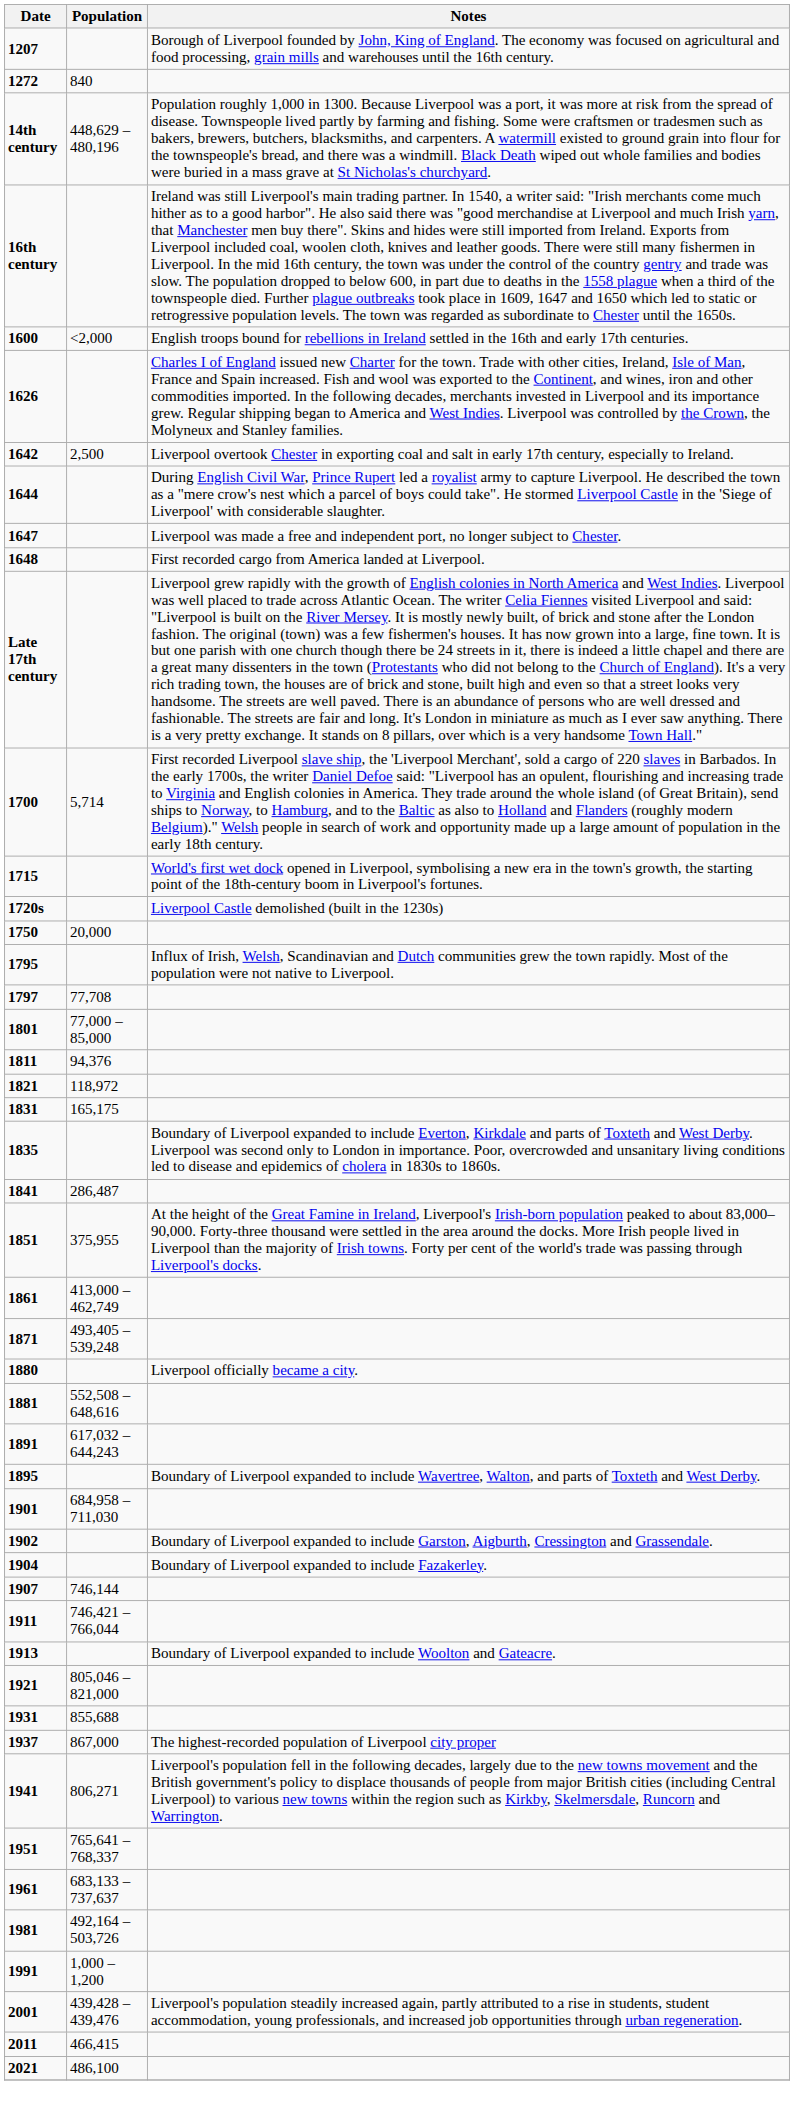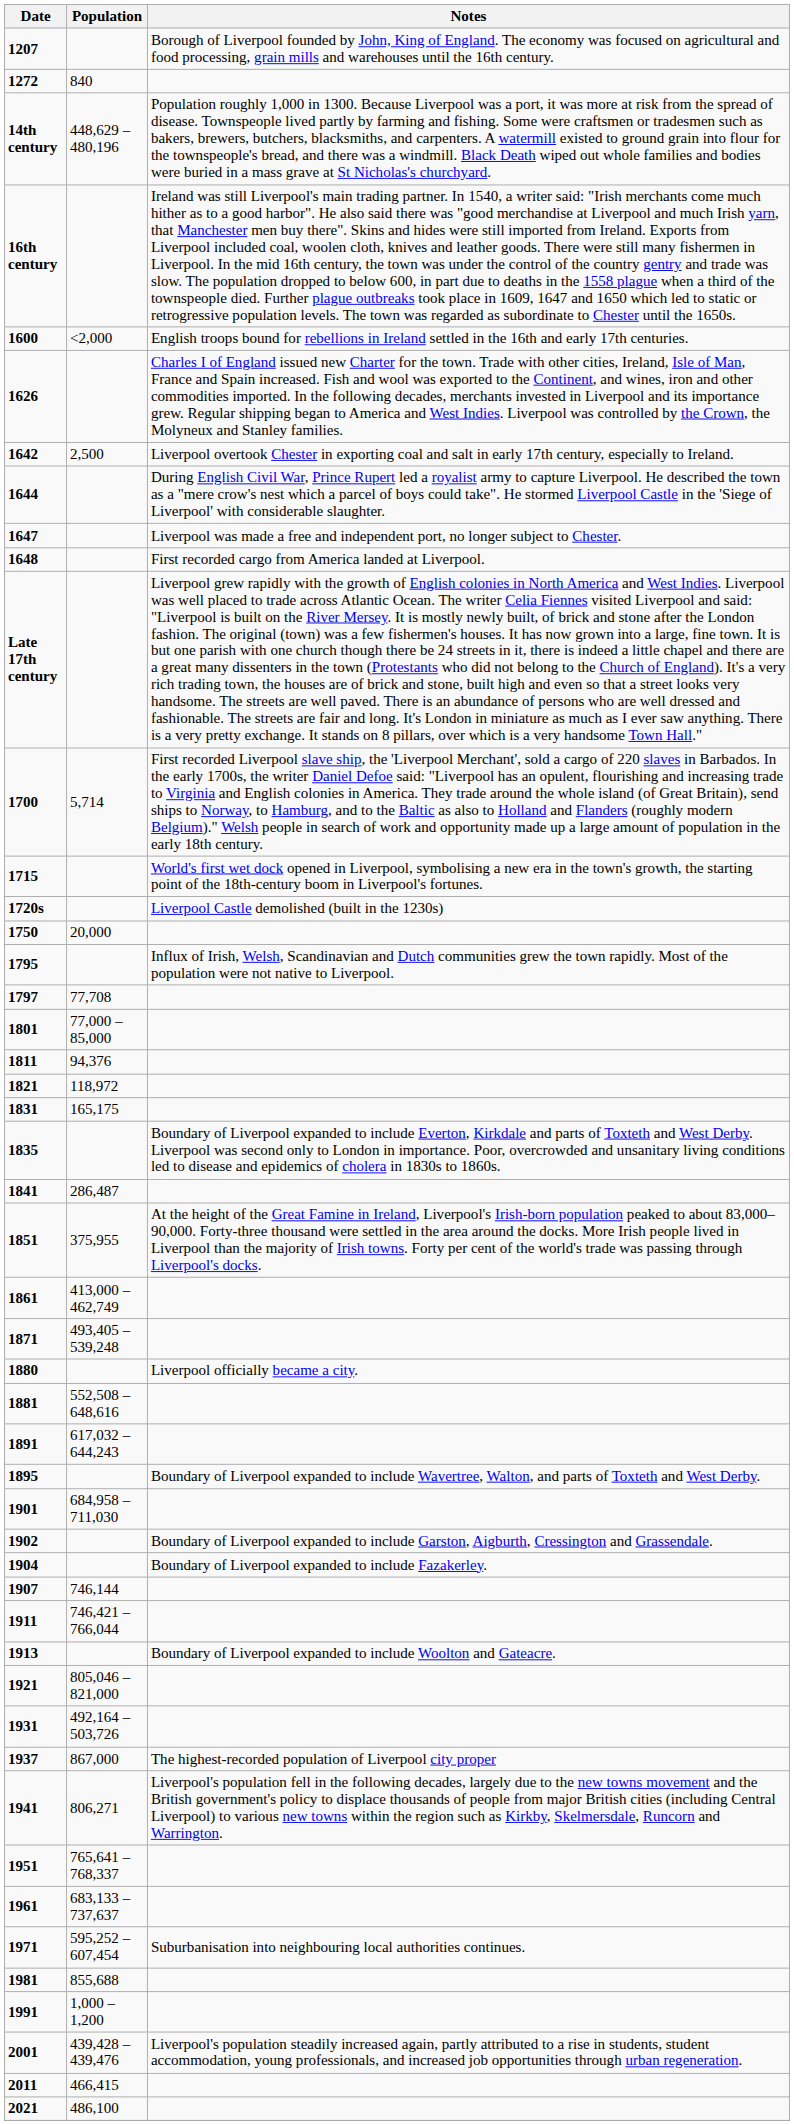(94, 1718) 855,688 -> (100, 1726) 492,164 – 503,726
+ row: (23, 1947)
(100, 1930) 492,164 – 503,726 -> (94, 1979) 855,688
